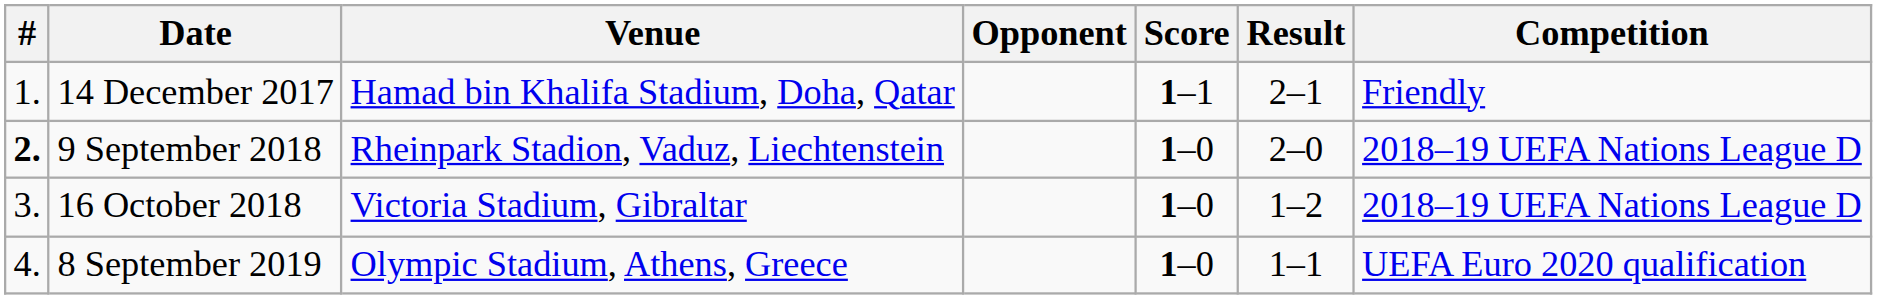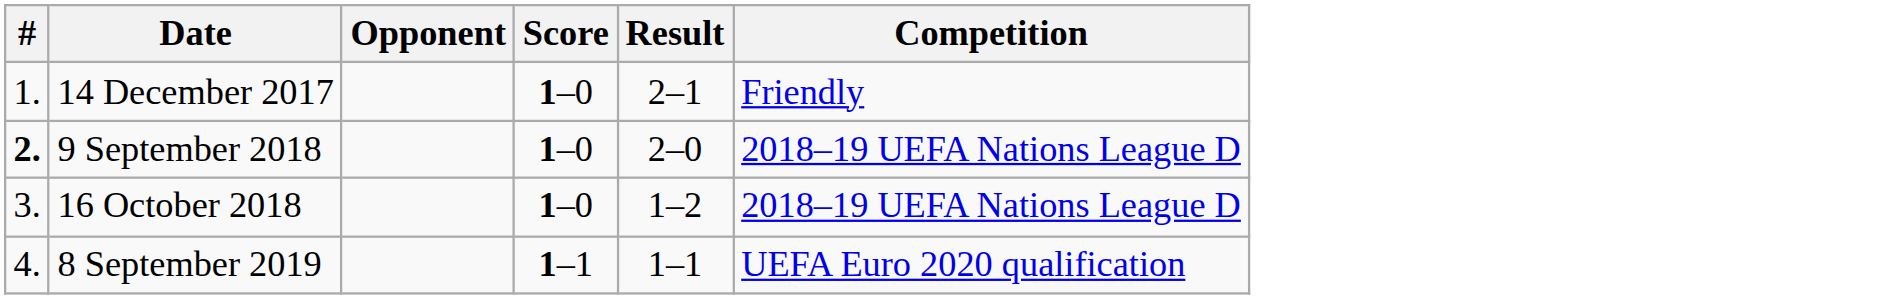- column: (653, 33)
(1187, 90) 1–1 -> (566, 90) 1–0
(1187, 263) 1–0 -> (566, 263) 1–1
